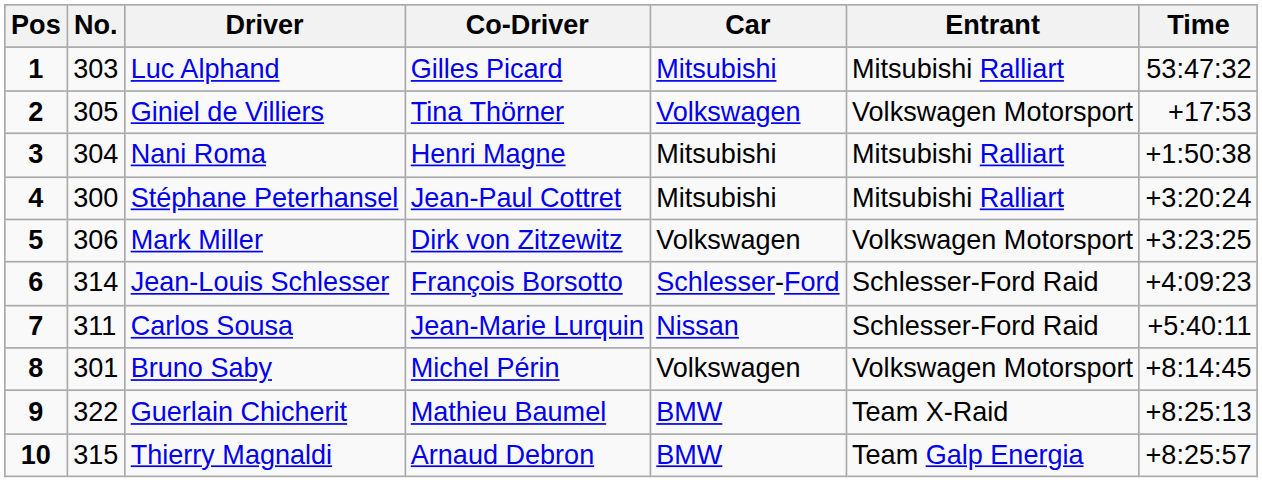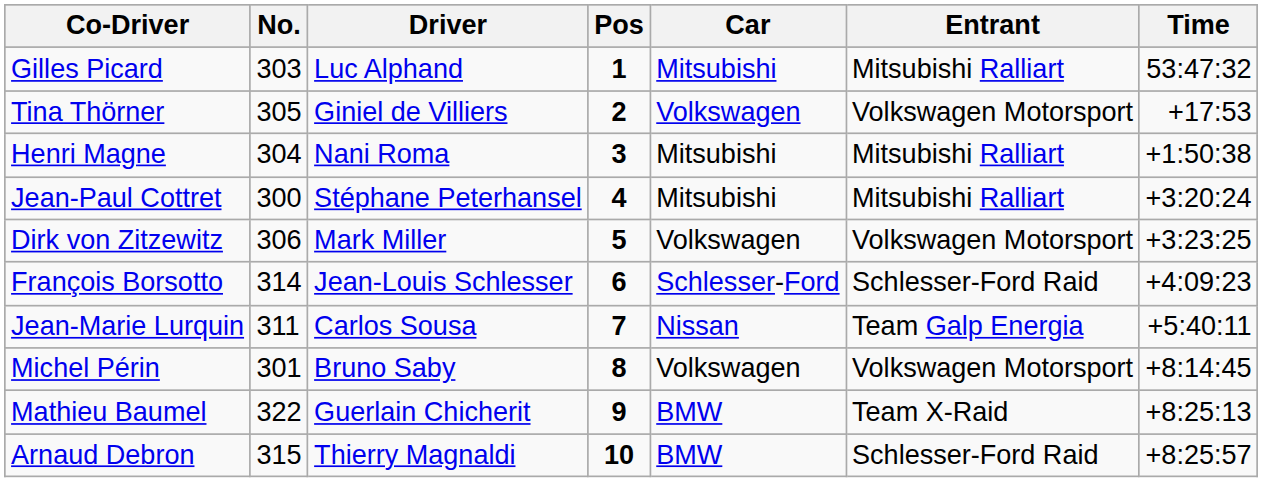columns swapped: (36, 25) <-> (527, 25)
(975, 326) Schlesser-Ford Raid -> (968, 326) Team Galp Energia
(968, 454) Team Galp Energia -> (975, 454) Schlesser-Ford Raid
